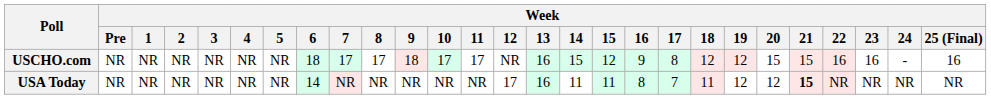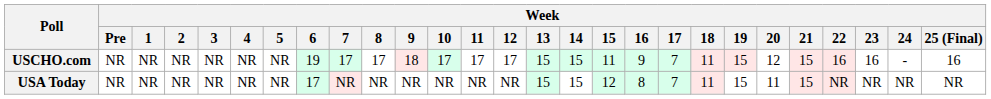(313, 60) 18 -> (313, 60) 19
(510, 60) NR -> (510, 60) 17
(543, 60) 16 -> (543, 60) 15
(609, 60) 12 -> (609, 60) 11
(675, 60) 8 -> (675, 60) 7
(707, 60) 12 -> (707, 60) 11
(740, 60) 12 -> (740, 60) 15
(773, 60) 15 -> (773, 60) 12
(313, 82) 14 -> (313, 82) 17
(510, 82) 17 -> (510, 82) NR
(543, 82) 16 -> (543, 82) 15
(576, 82) 11 -> (576, 82) 15
(609, 82) 11 -> (609, 82) 12
(740, 82) 12 -> (740, 82) 15
(773, 82) 12 -> (773, 82) 11
(806, 82) bold -> (806, 82) normal
